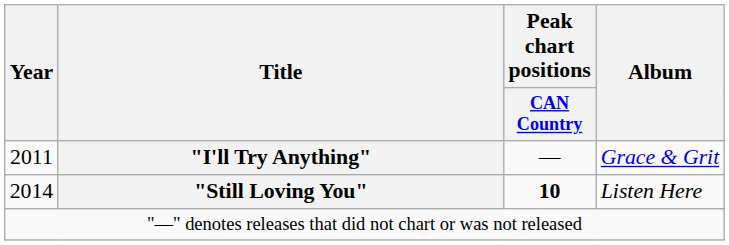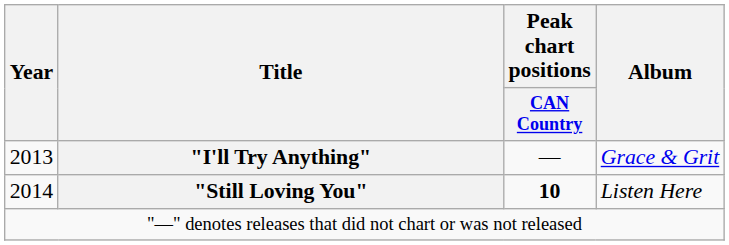(31, 157) 2011 -> (31, 157) 2013
